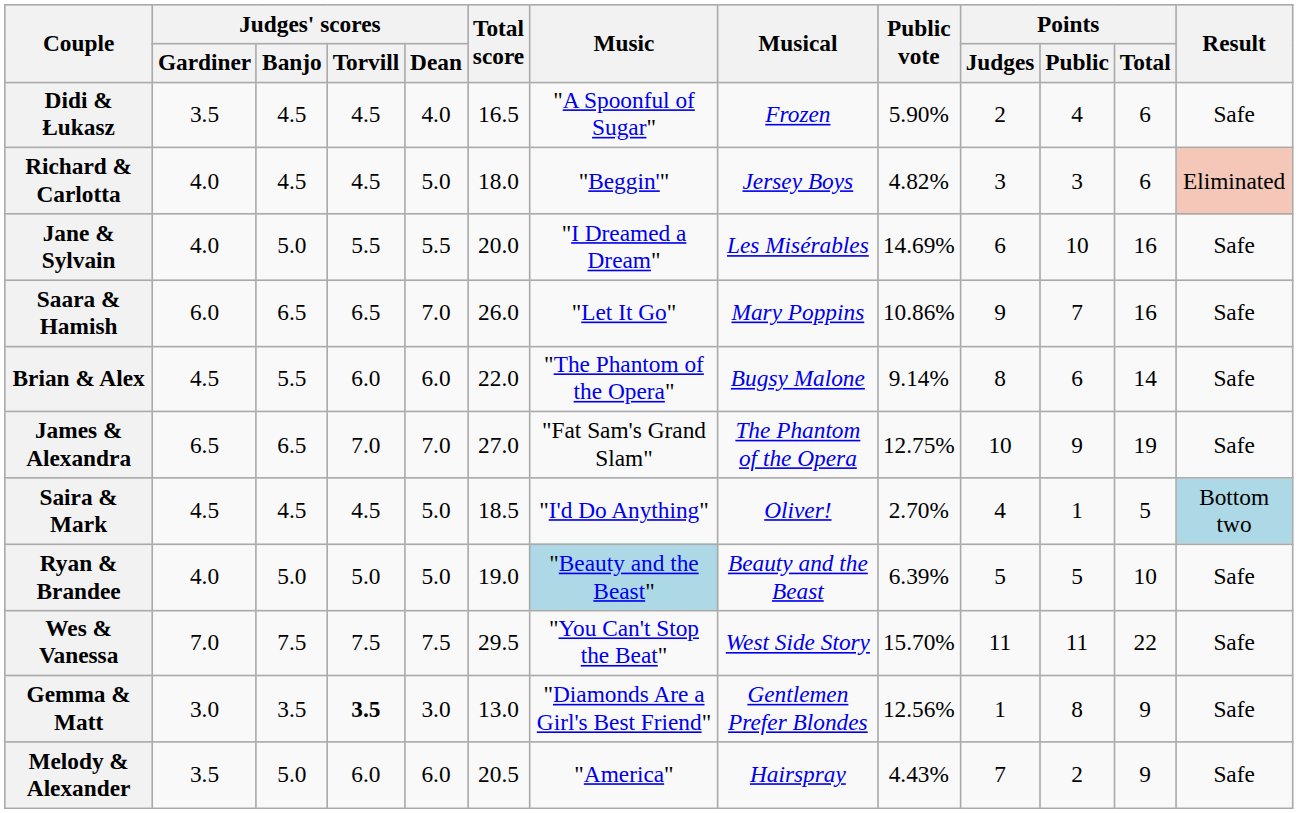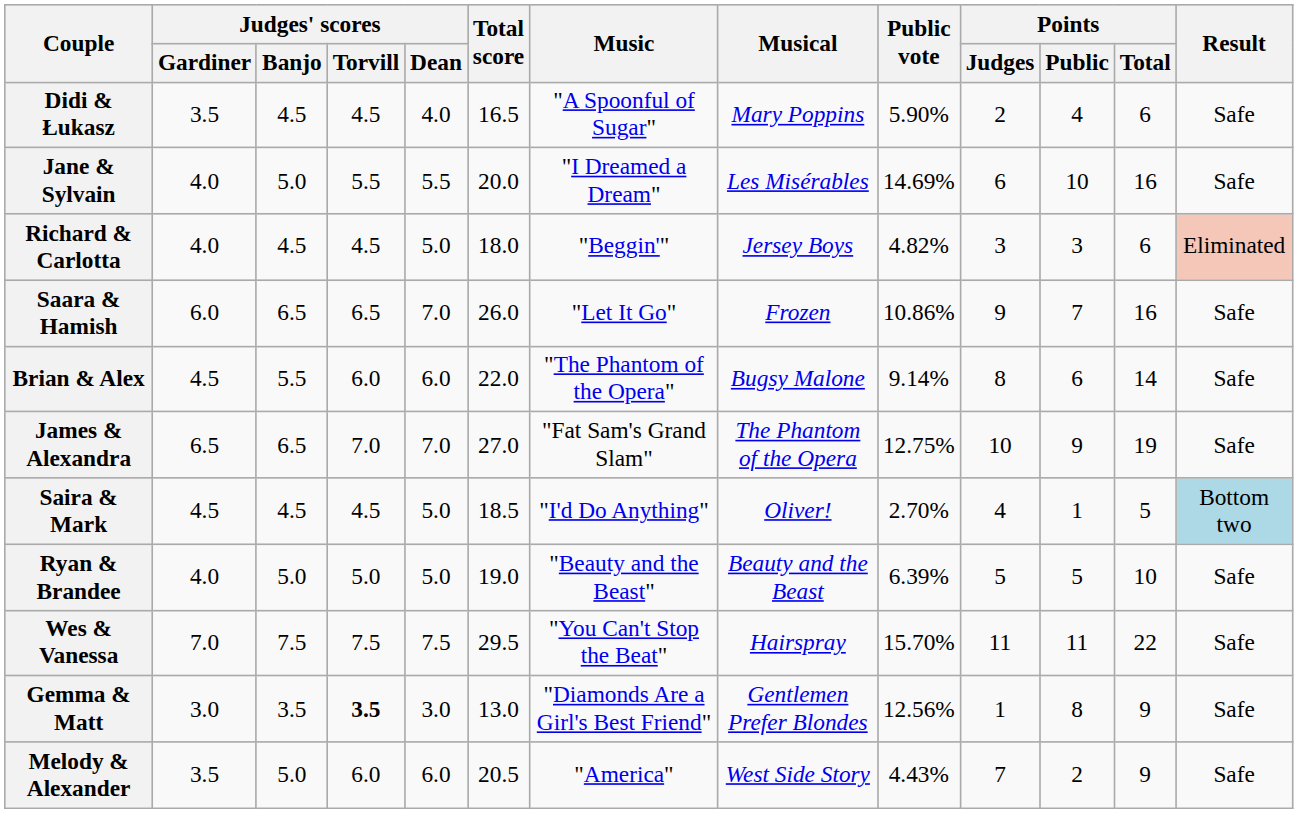(798, 114) Frozen -> (798, 114) Mary Poppins
rows swapped: (79, 246) <-> (79, 180)
(798, 312) Mary Poppins -> (798, 312) Frozen
(624, 576) lightblue background -> (624, 576) no background
(798, 642) West Side Story -> (798, 642) Hairspray
(798, 774) Hairspray -> (798, 774) West Side Story
